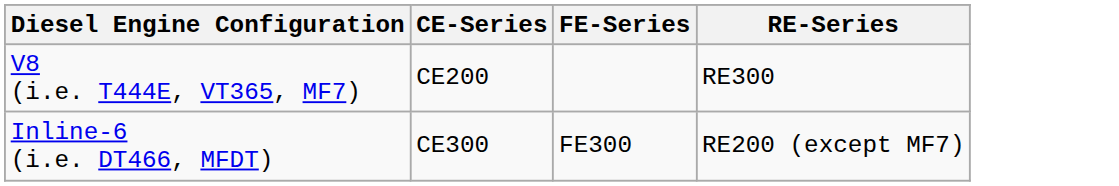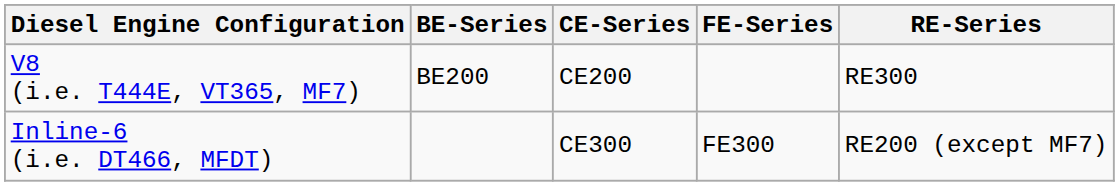+ column: (482, 25)
